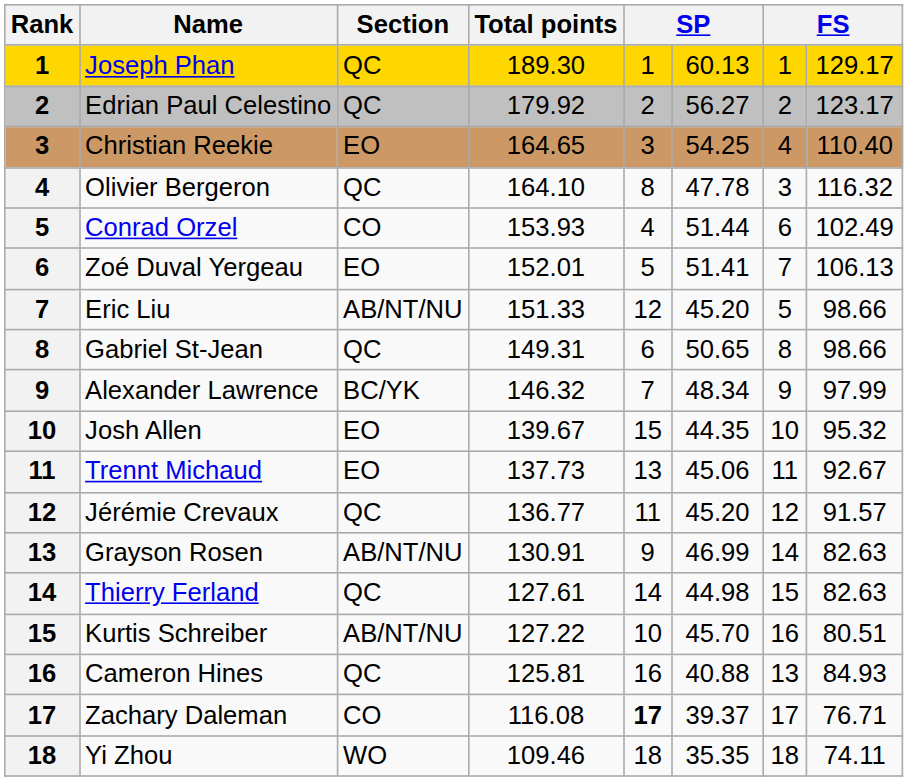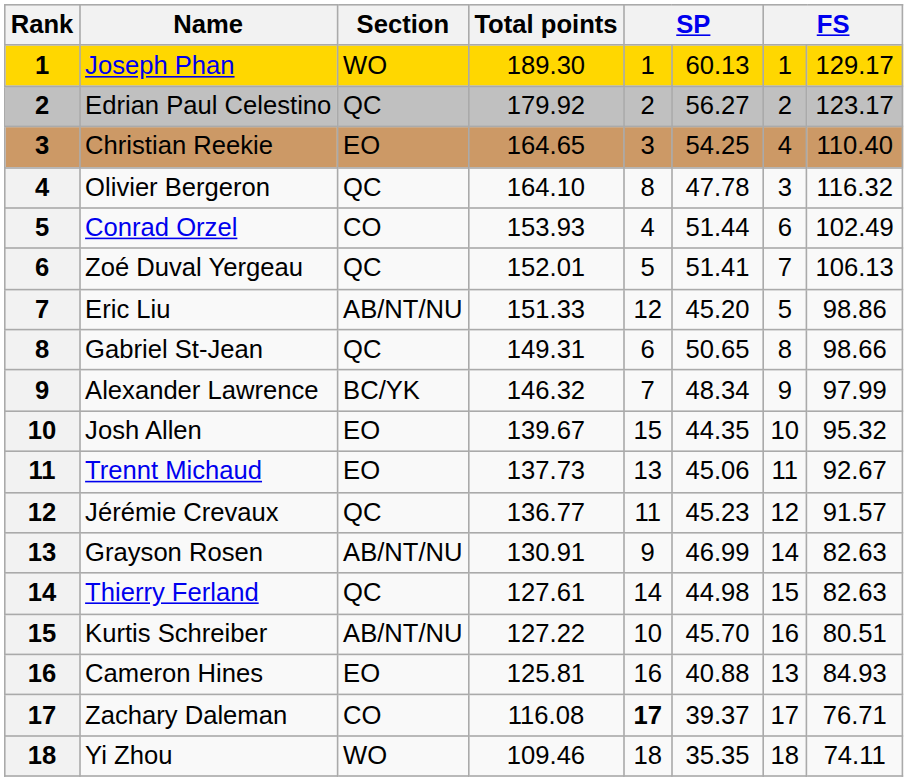(362, 65) QC -> (365, 65) WO
(362, 268) EO -> (362, 268) QC
(855, 308) 98.66 -> (855, 308) 98.86
(718, 512) 45.20 -> (718, 512) 45.23
(362, 674) QC -> (362, 674) EO
